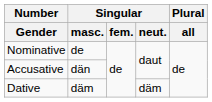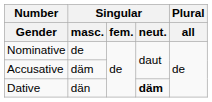(81, 69) dän -> (82, 69) däm
(82, 87) däm -> (81, 87) dän
(150, 87) normal -> (151, 87) bold
